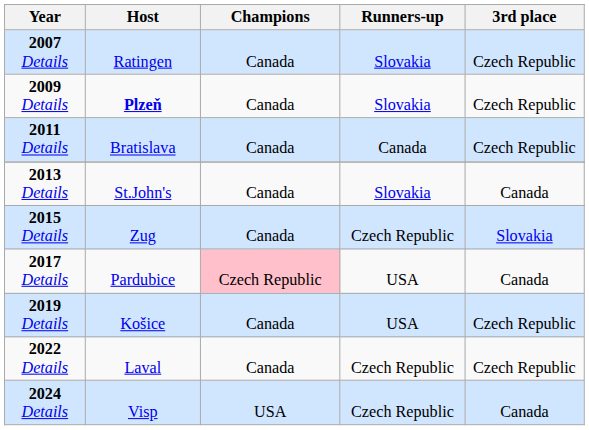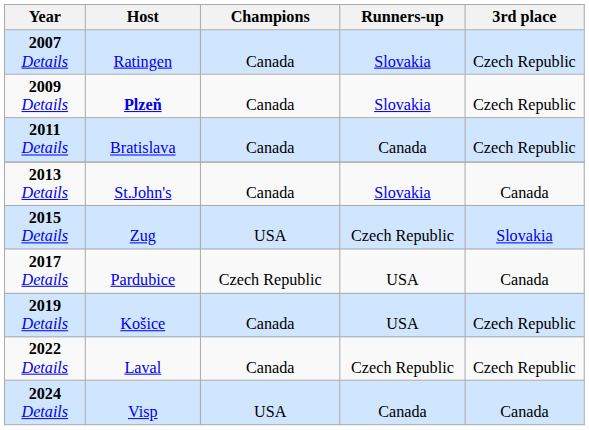(270, 236) Canada -> (270, 236) USA
(270, 280) pink background -> (270, 280) no background
(402, 411) Czech Republic -> (402, 411) Canada
